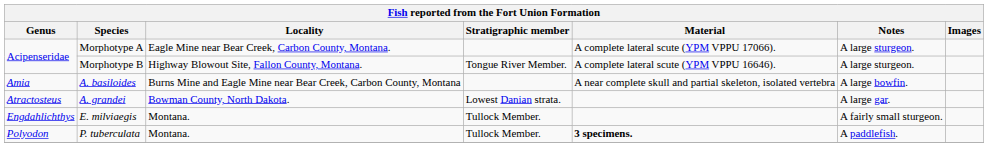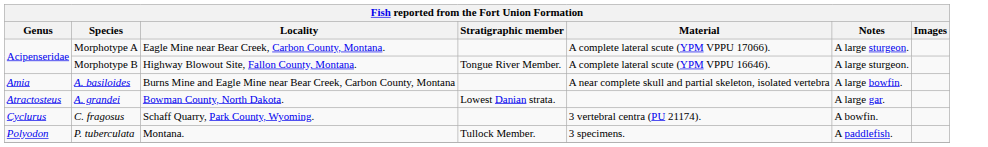+ row: (99, 116)
- row: (108, 116)
(603, 133) bold -> (597, 133) normal
